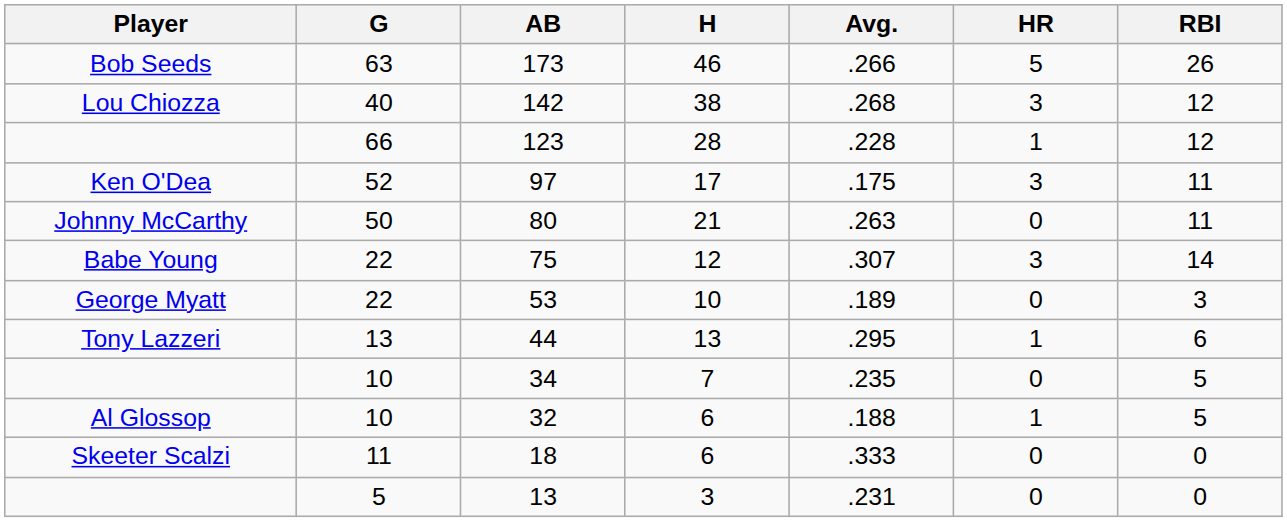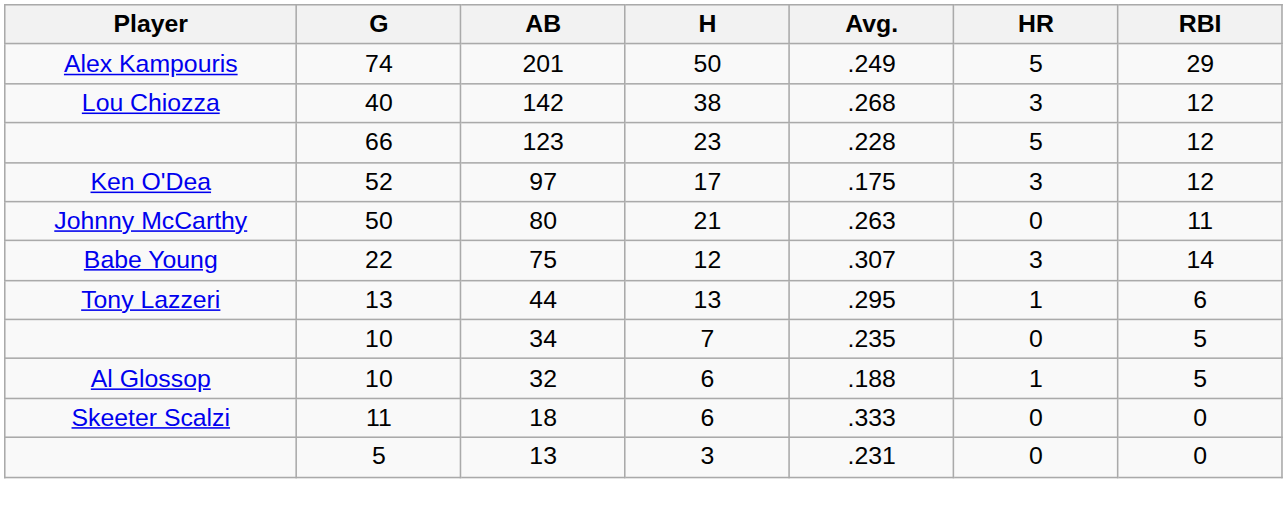+ row: (543, 63)
- row: (543, 63)
(707, 142) 28 -> (707, 142) 23
(1036, 142) 1 -> (1036, 142) 5
(1200, 181) 11 -> (1200, 181) 12
- row: (543, 299)
